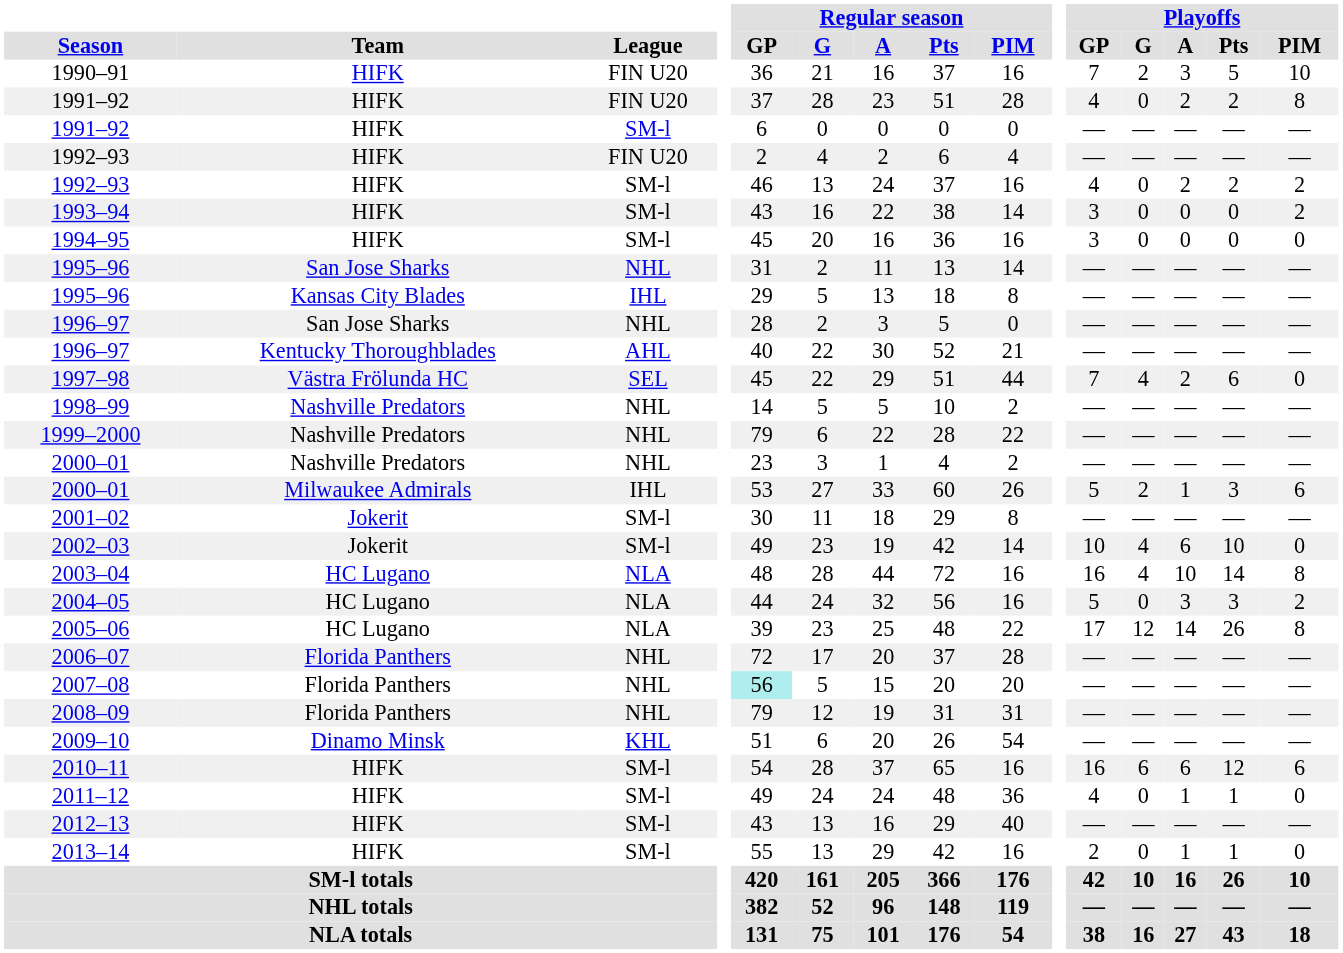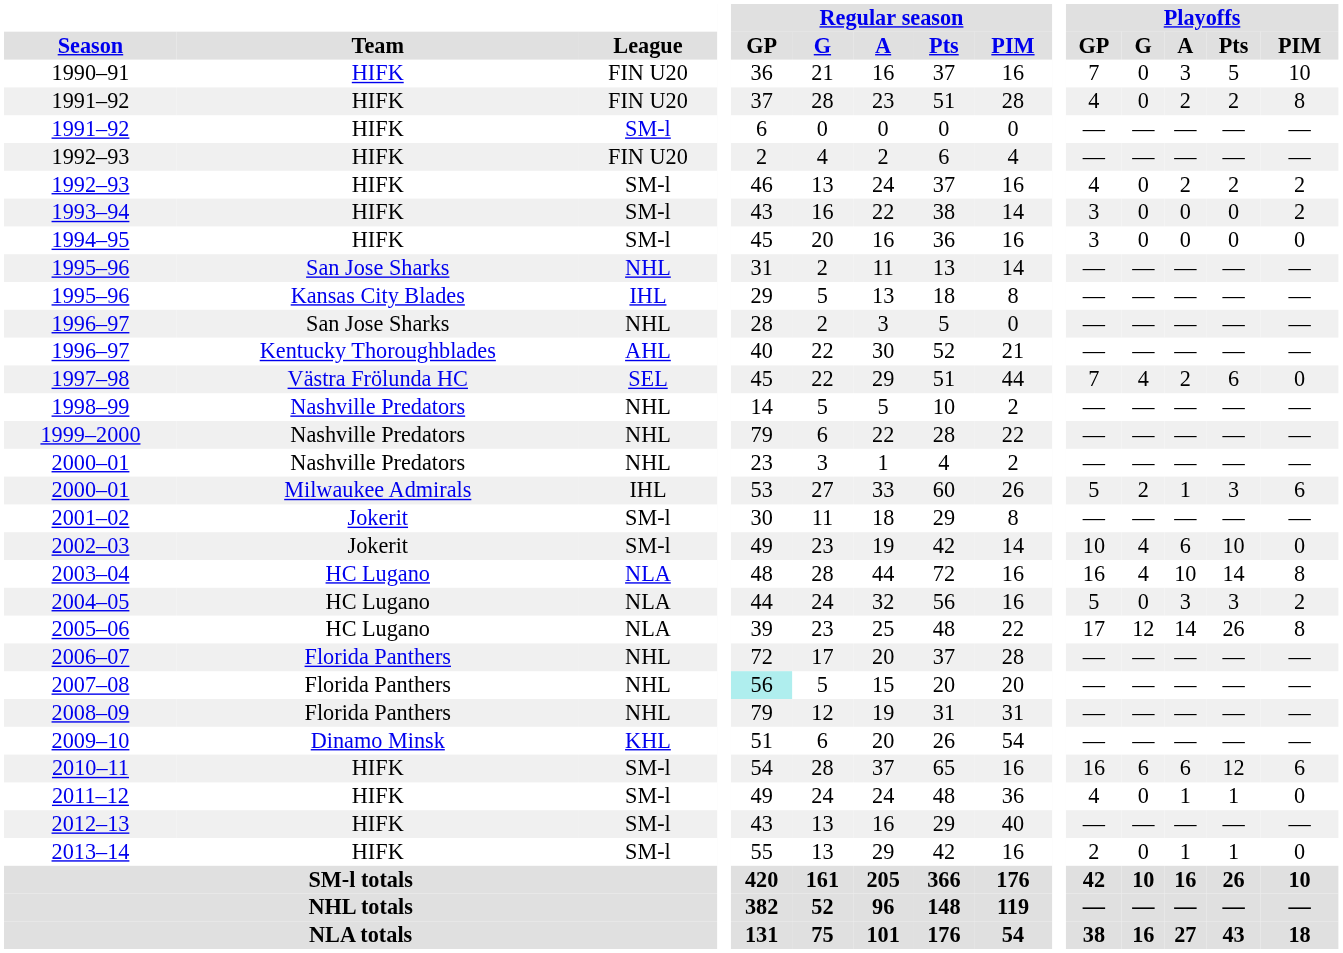(1143, 73) 2 -> (1143, 73) 0
